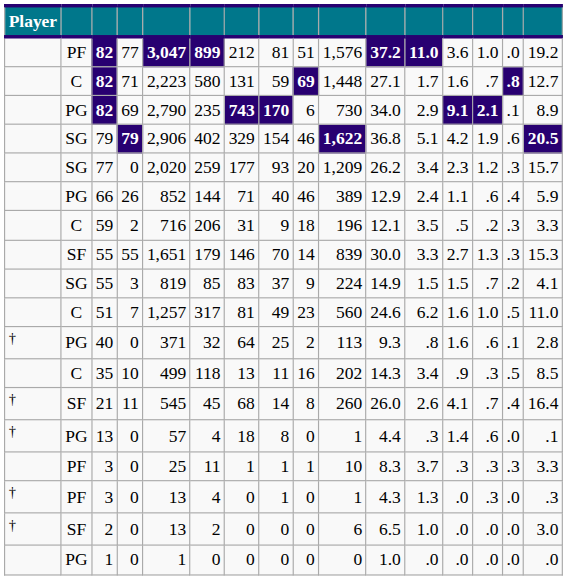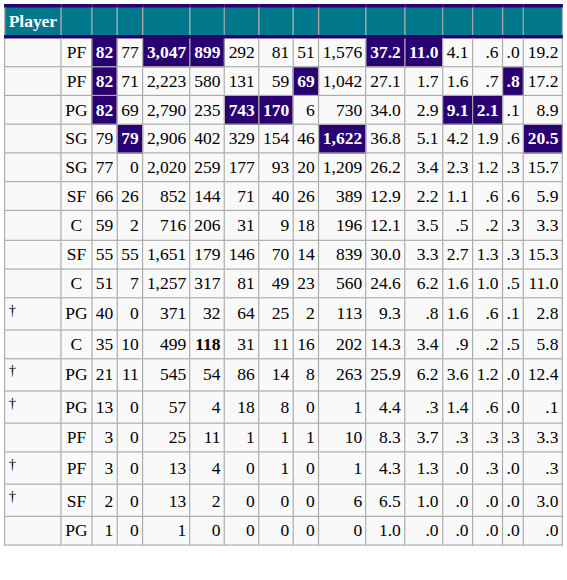(242, 52) 212 -> (242, 52) 292
(458, 52) 3.6 -> (458, 52) 4.1
(488, 52) 1.0 -> (492, 52) .6
(76, 81) C -> (76, 81) PF
(343, 81) 1,448 -> (343, 81) 1,042
(543, 81) 12.7 -> (543, 81) 17.2
(76, 196) PG -> (76, 196) SF
(306, 196) 46 -> (306, 196) 26
(428, 196) 2.4 -> (428, 196) 2.2
(513, 196) .4 -> (513, 196) .6
- row: (104, 283)
(208, 373) normal -> (208, 344) bold
(246, 373) 13 -> (246, 344) 31
(492, 373) .3 -> (492, 344) .2
(547, 373) 8.5 -> (547, 344) 5.8
(76, 403) SF -> (76, 374) PG
(212, 403) 45 -> (212, 374) 54
(246, 403) 68 -> (246, 374) 86
(349, 403) 260 -> (349, 374) 263
(386, 403) 26.0 -> (386, 374) 25.9
(428, 403) 2.6 -> (428, 374) 6.2
(458, 403) 4.1 -> (458, 374) 3.6
(492, 403) .7 -> (488, 374) 1.2
(513, 403) .4 -> (513, 374) .0
(543, 403) 16.4 -> (543, 374) 12.4
